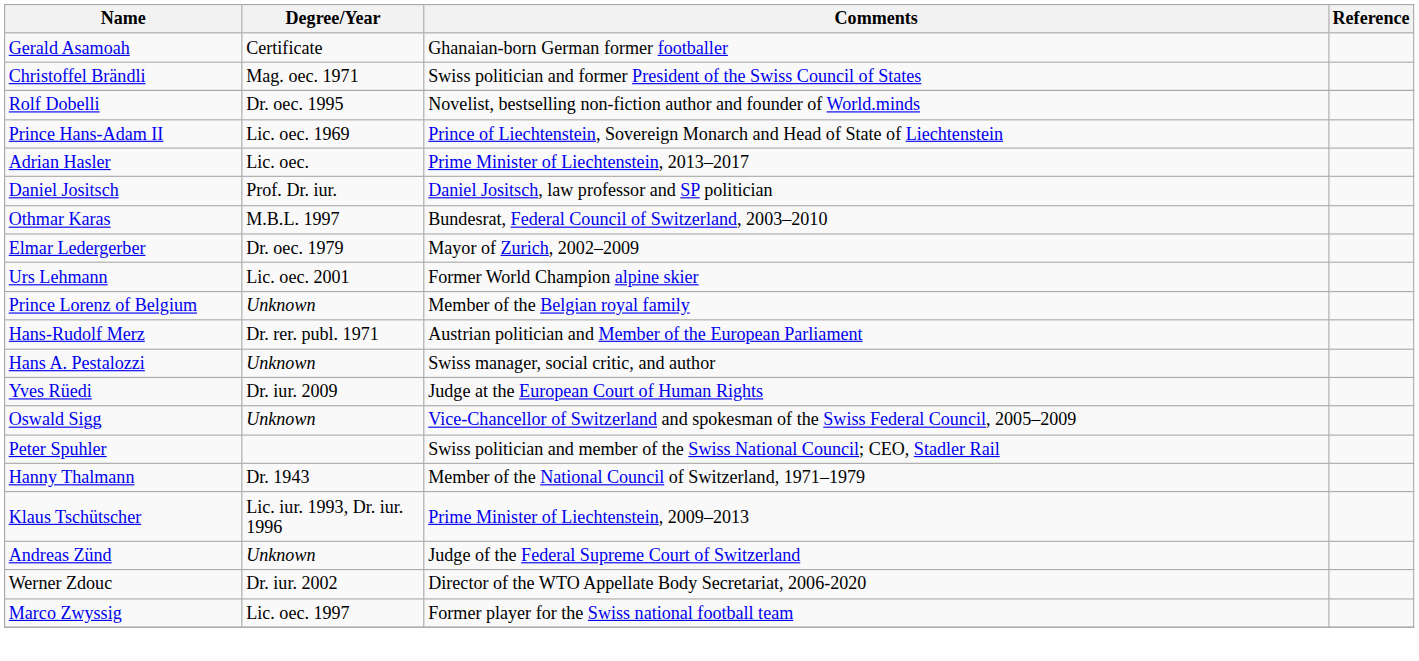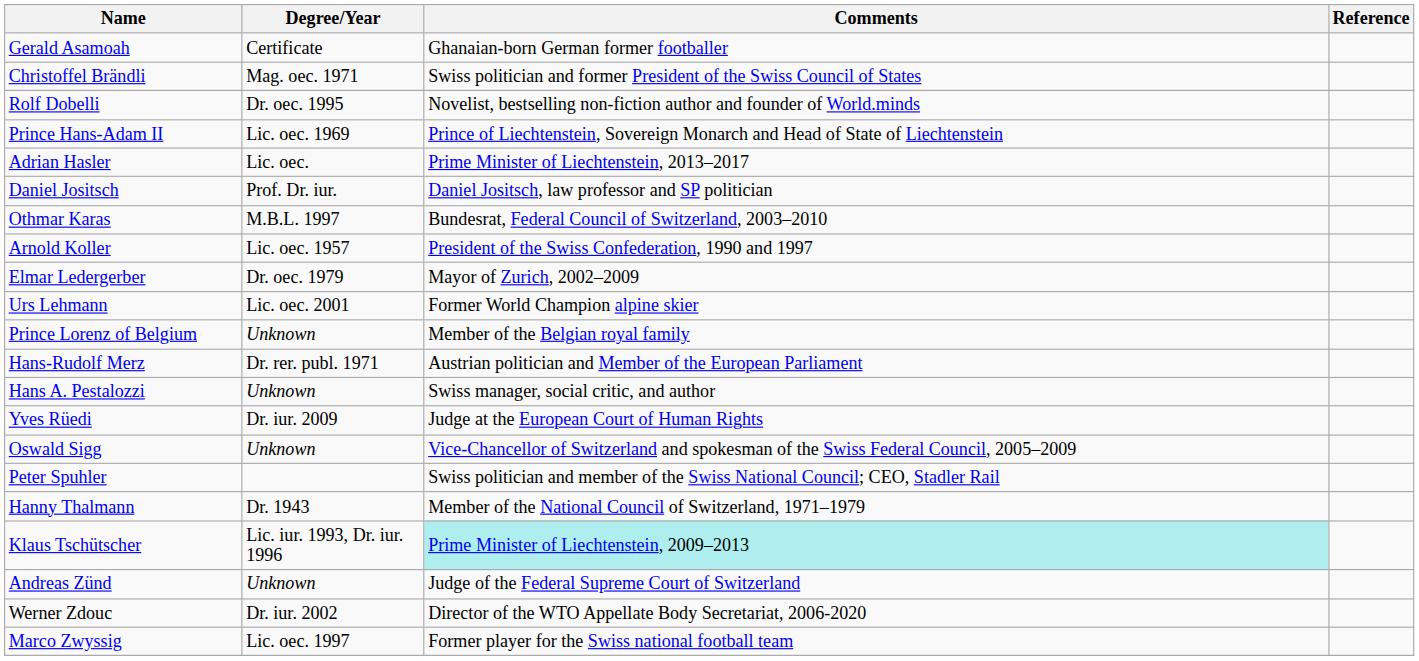+ row: (60, 248)
(589, 516) no background -> (589, 545) paleturquoise background
